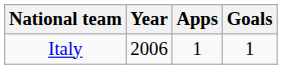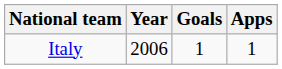columns swapped: (197, 19) <-> (250, 19)
